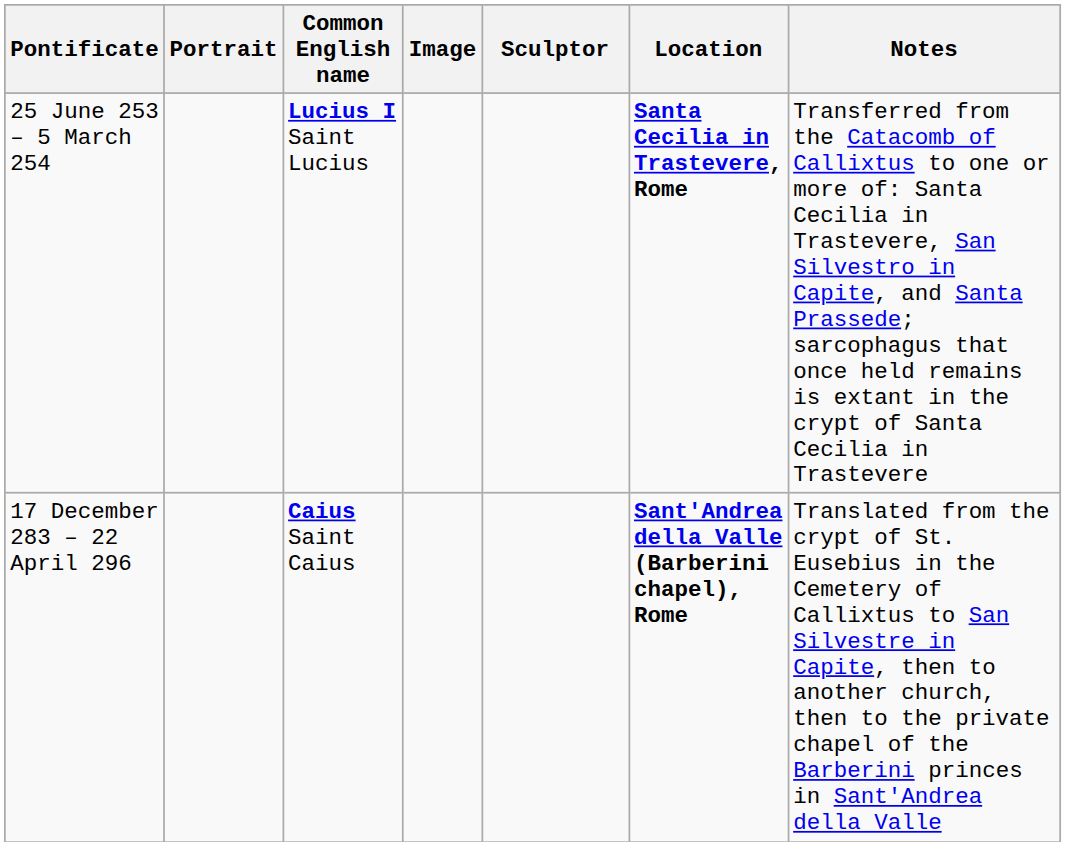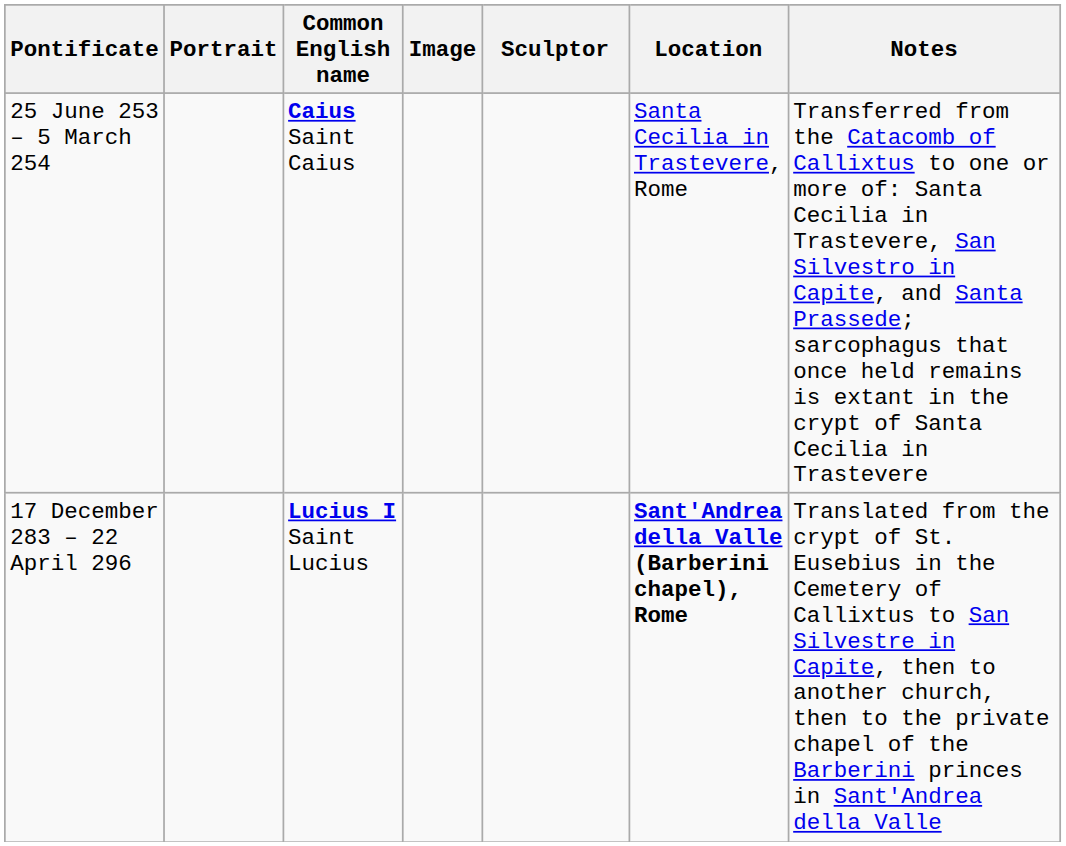(342, 138) Lucius I Saint Lucius -> (322, 138) Caius Saint Caius
(708, 151) bold -> (708, 151) normal
(322, 538) Caius Saint Caius -> (342, 538) Lucius I Saint Lucius
